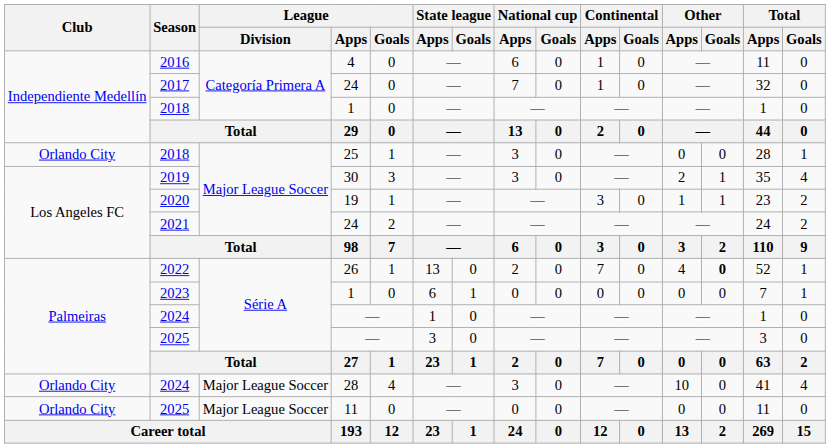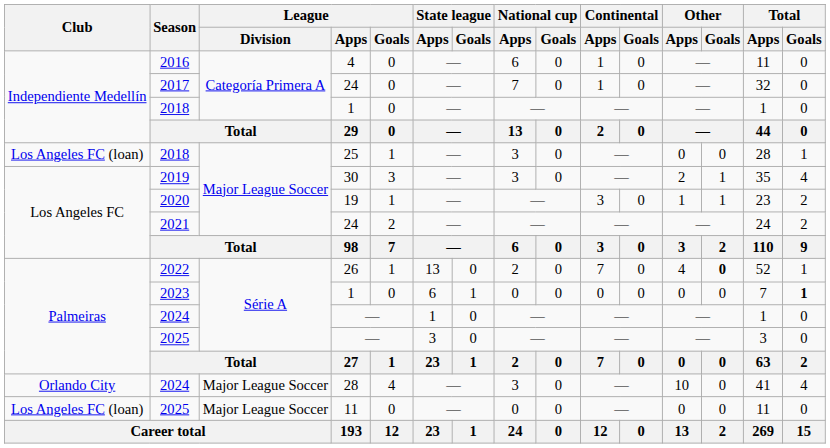(77, 154) Orlando City -> (77, 154) Los Angeles FC (loan)
(804, 293) normal -> (804, 293) bold
(77, 408) Orlando City -> (77, 408) Los Angeles FC (loan)
